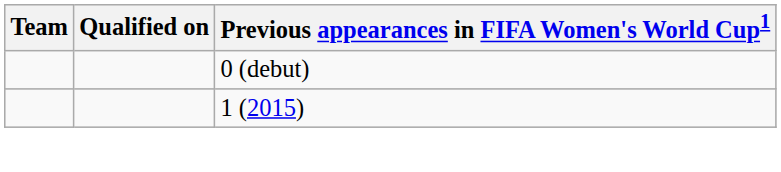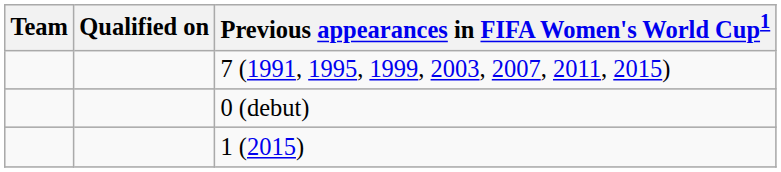+ row: (445, 69)
